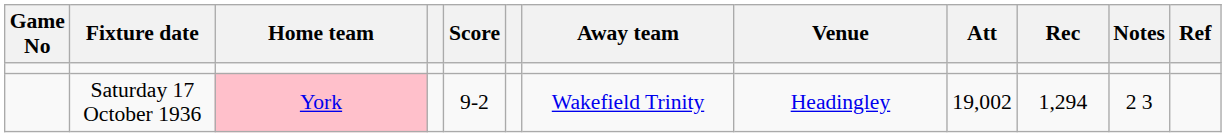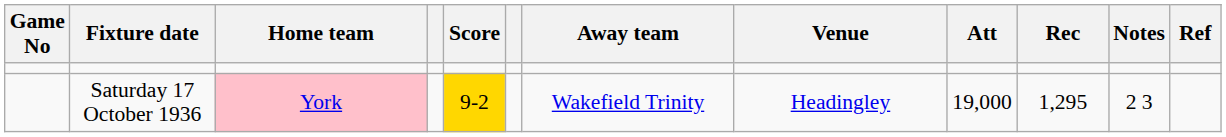(475, 102) no background -> (475, 102) gold background
(982, 102) 19,002 -> (982, 102) 19,000
(1063, 102) 1,294 -> (1063, 102) 1,295
